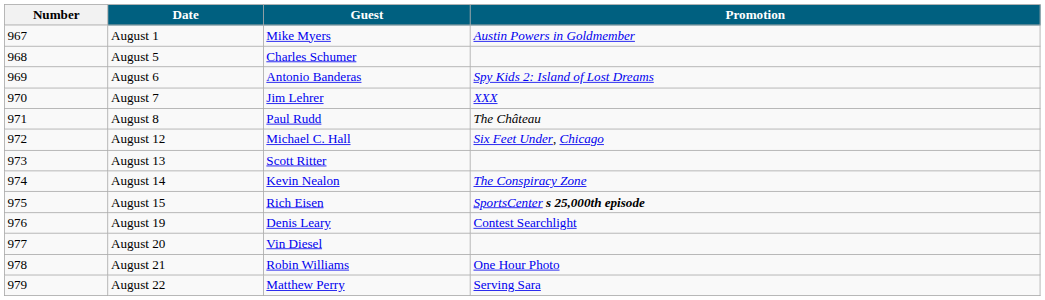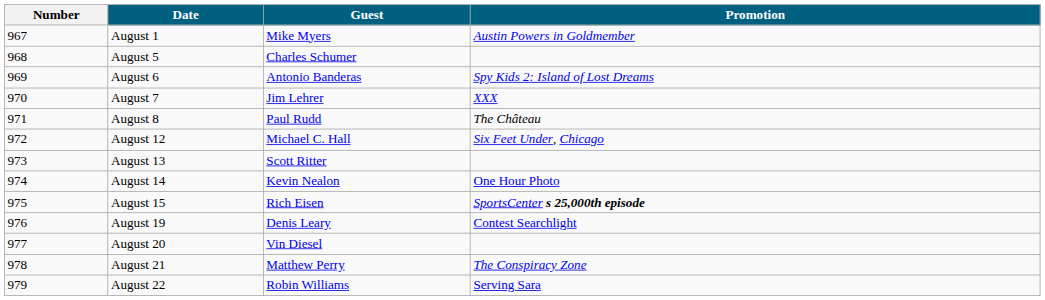(530, 181) The Conspiracy Zone -> (516, 181) One Hour Photo
(308, 264) Robin Williams -> (306, 264) Matthew Perry
(516, 264) One Hour Photo -> (530, 264) The Conspiracy Zone
(306, 285) Matthew Perry -> (308, 285) Robin Williams
